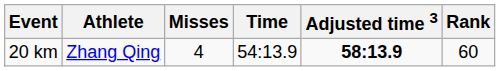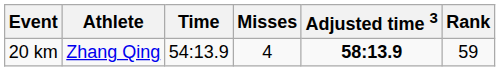columns swapped: (267, 22) <-> (199, 22)
(468, 52) 60 -> (468, 52) 59
